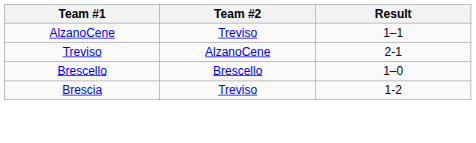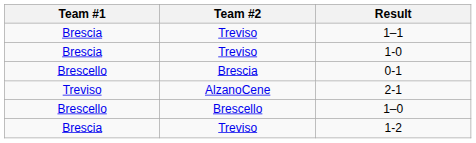(82, 33) AlzanoCene -> (82, 33) Brescia
+ row: (393, 52)
+ row: (393, 71)
